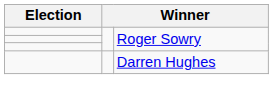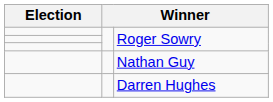+ row: (53, 62)
